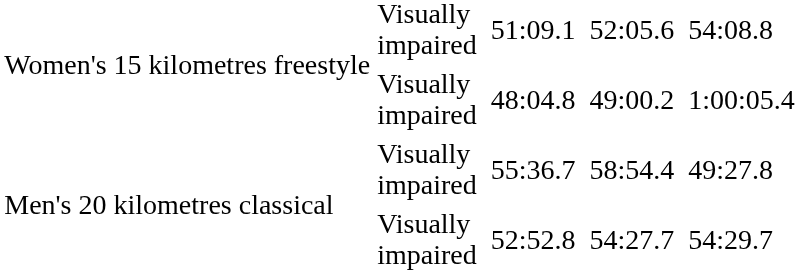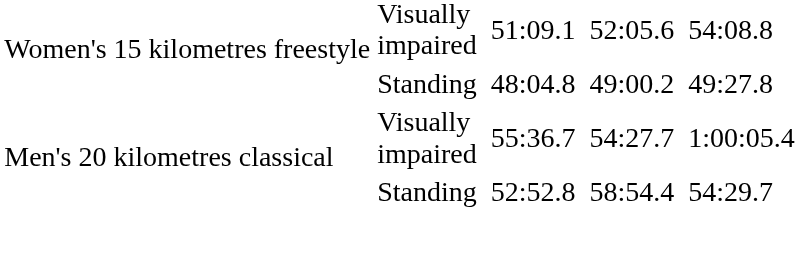(427, 99) Visually impaired -> (427, 83) Standing
(742, 99) 1:00:05.4 -> (731, 83) 49:27.8
(632, 169) 58:54.4 -> (632, 137) 54:27.7
(731, 169) 49:27.8 -> (742, 137) 1:00:05.4
(427, 239) Visually impaired -> (427, 192) Standing
(632, 239) 54:27.7 -> (632, 192) 58:54.4
